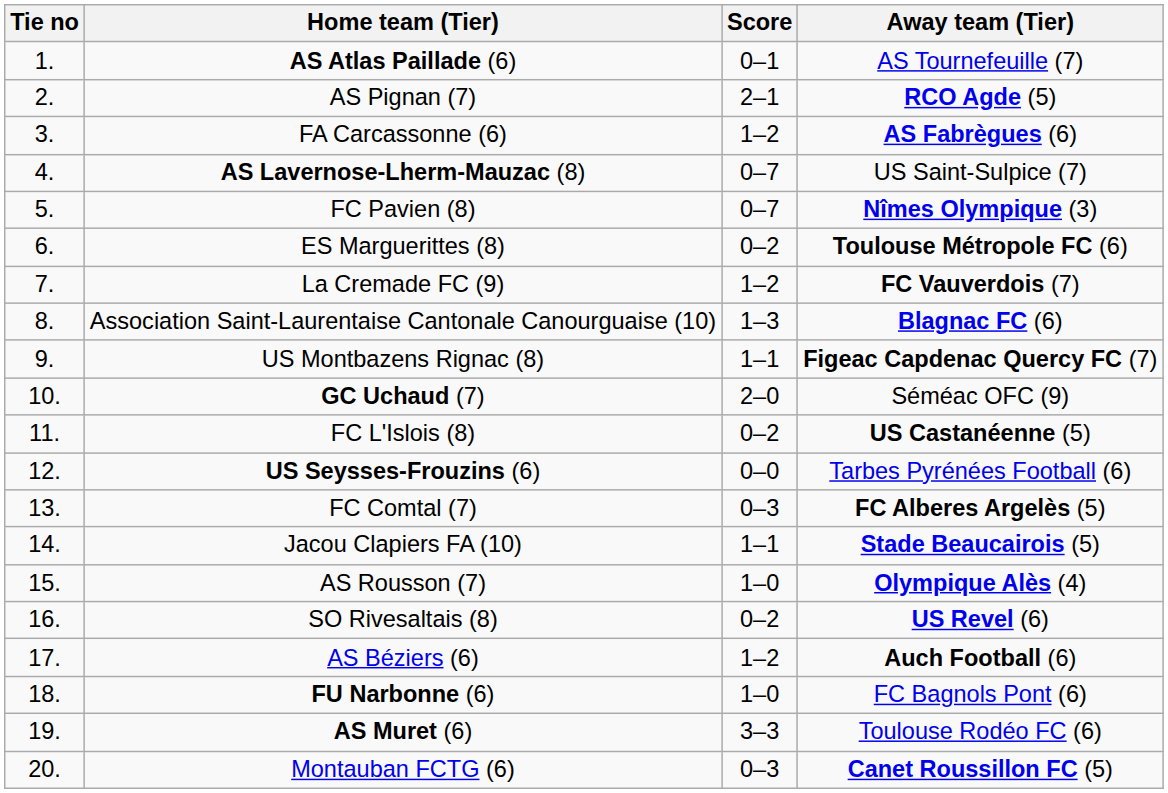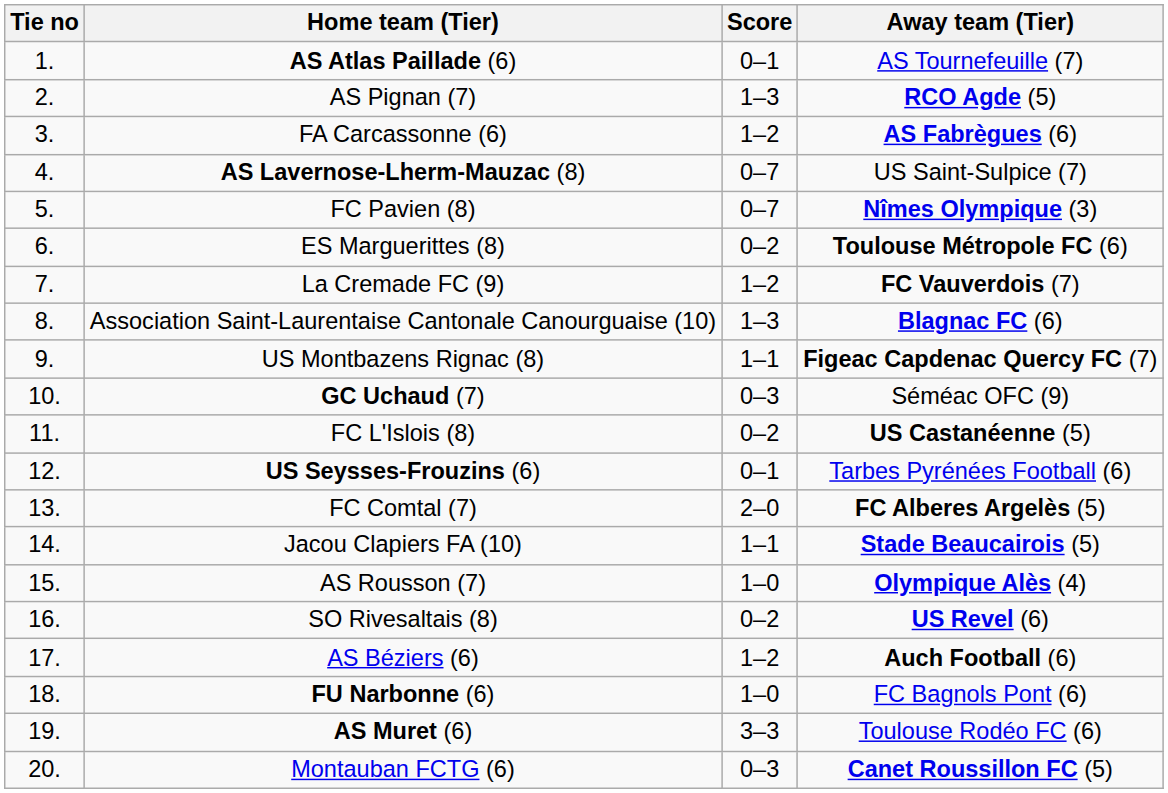(760, 97) 2–1 -> (760, 97) 1–3
(760, 396) 2–0 -> (760, 396) 0–3
(760, 470) 0–0 -> (760, 470) 0–1
(760, 508) 0–3 -> (760, 508) 2–0
